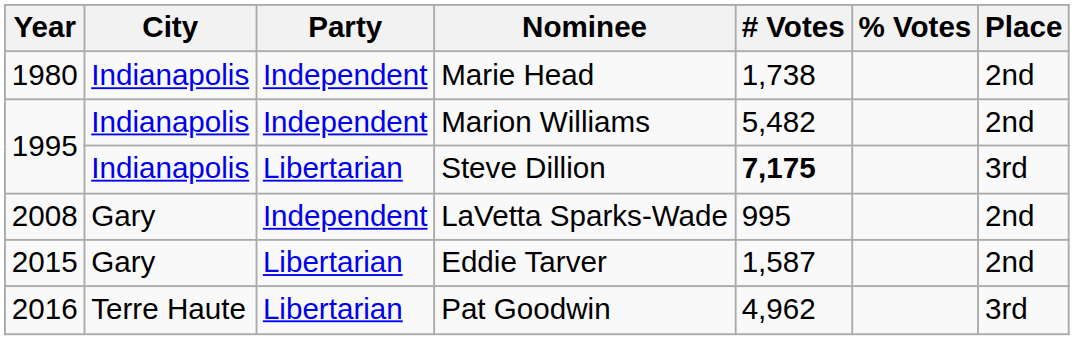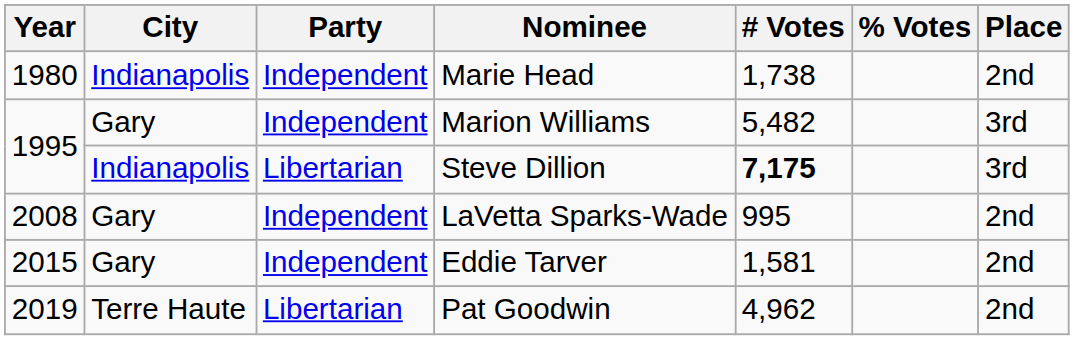(170, 121) Indianapolis -> (123, 121) Gary
(1010, 121) 2nd -> (1006, 121) 3rd
(333, 262) Libertarian -> (345, 262) Independent
(779, 262) 1,587 -> (779, 262) 1,581
(45, 309) 2016 -> (45, 309) 2019
(1006, 309) 3rd -> (1010, 309) 2nd
